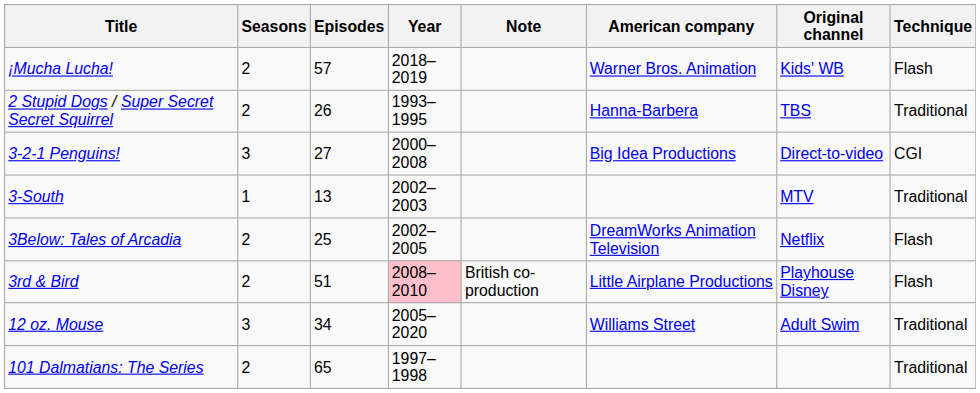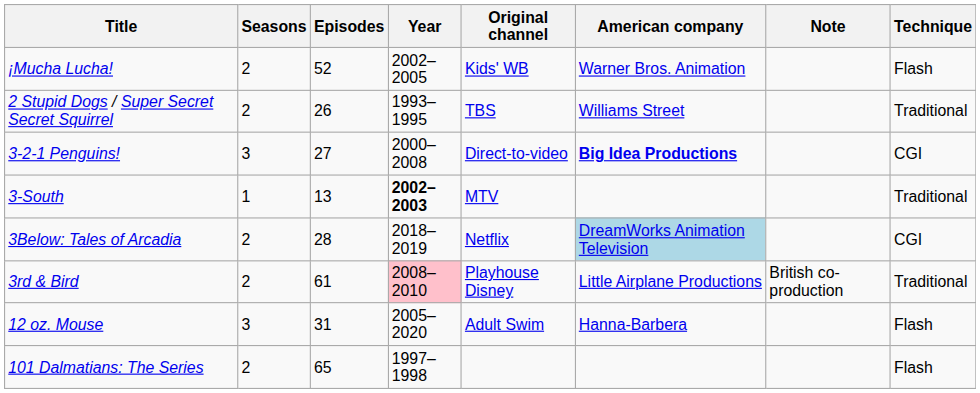columns swapped: (833, 26) <-> (524, 26)
(323, 69) 57 -> (323, 69) 52
(414, 69) 2018–2019 -> (414, 69) 2002–2005
(644, 112) Hanna-Barbera -> (632, 112) Williams Street
(663, 154) normal -> (658, 154) bold
(414, 197) normal -> (414, 197) bold
(323, 239) 25 -> (323, 239) 28
(414, 239) 2002–2005 -> (414, 239) 2018–2019
(673, 239) no background -> (662, 239) lightblue background
(913, 239) Flash -> (908, 239) CGI
(323, 282) 51 -> (323, 282) 61
(913, 282) Flash -> (931, 282) Traditional
(323, 325) 34 -> (323, 325) 31
(642, 325) Williams Street -> (633, 325) Hanna-Barbera
(931, 325) Traditional -> (913, 325) Flash
(931, 367) Traditional -> (913, 367) Flash
